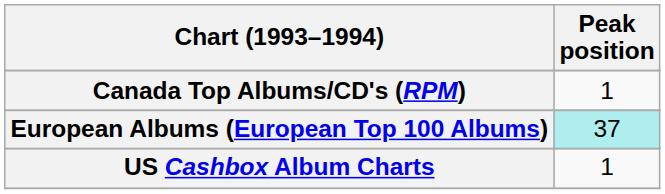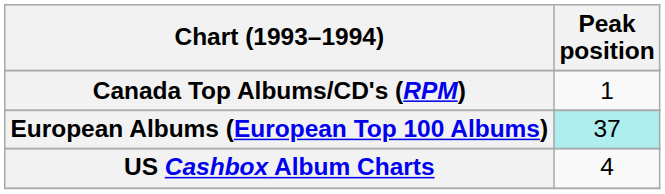(607, 167) 1 -> (607, 167) 4
